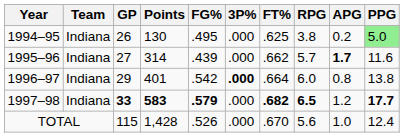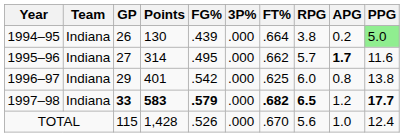(204, 36) .495 -> (204, 36) .439
(276, 36) .625 -> (276, 36) .664
(204, 57) .439 -> (204, 57) .495
(241, 79) bold -> (241, 79) normal
(276, 79) .664 -> (276, 79) .625
